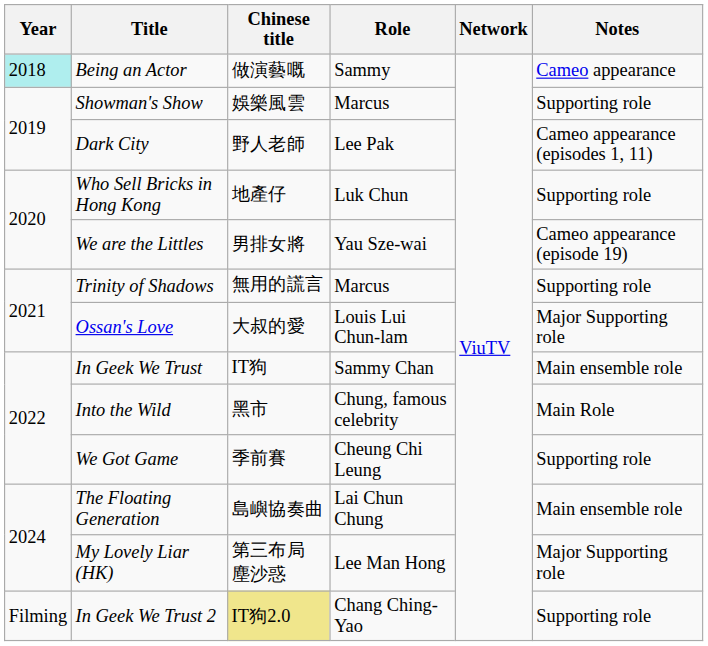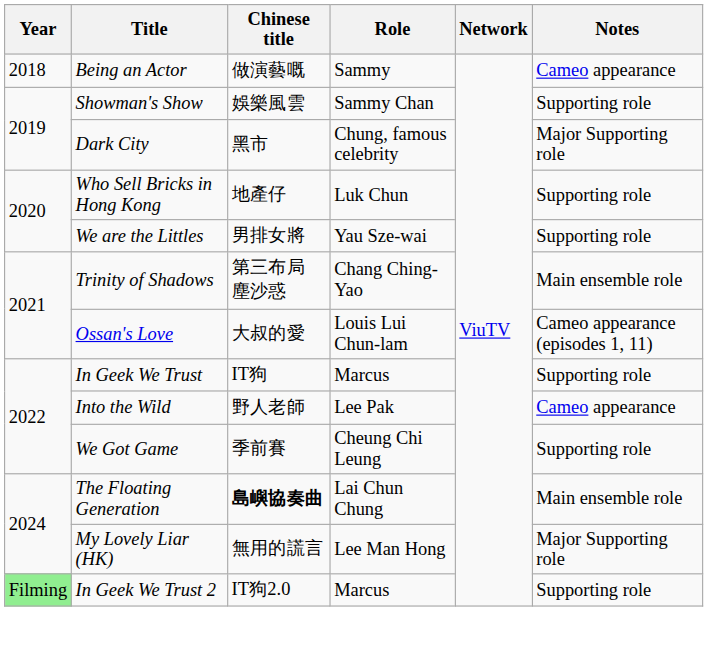(27, 70) paleturquoise background -> (27, 70) no background
(362, 103) Marcus -> (384, 103) Sammy Chan
(268, 144) 野人老師 -> (250, 144) 黑市
(364, 144) Lee Pak -> (390, 144) Chung, famous celebrity
(606, 144) Cameo appearance (episodes 1, 11) -> (602, 144) Major Supporting role
(606, 244) Cameo appearance (episode 19) -> (594, 235) Supporting role
(278, 285) 無用的謊言 -> (268, 279) 第三布局 塵沙惑
(362, 285) Marcus -> (386, 280) Chang Ching-Yao
(594, 285) Supporting role -> (609, 280) Main ensemble role
(602, 326) Major Supporting role -> (606, 333) Cameo appearance (episodes 1, 11)
(384, 368) Sammy Chan -> (362, 375) Marcus
(609, 368) Main ensemble role -> (594, 375) Supporting role
(250, 408) 黑市 -> (268, 407) 野人老師
(390, 409) Chung, famous celebrity -> (364, 407) Lee Pak
(575, 409) Main Role -> (606, 407) Cameo appearance
(278, 508) normal -> (278, 498) bold
(268, 561) 第三布局 塵沙惑 -> (278, 548) 無用的謊言
(38, 615) no background -> (38, 589) lightgreen background
(261, 615) khaki background -> (261, 589) no background
(386, 615) Chang Ching-Yao -> (362, 589) Marcus
